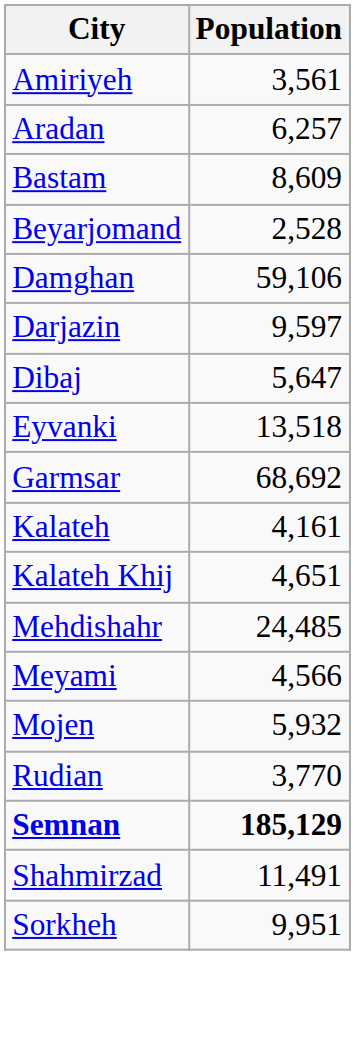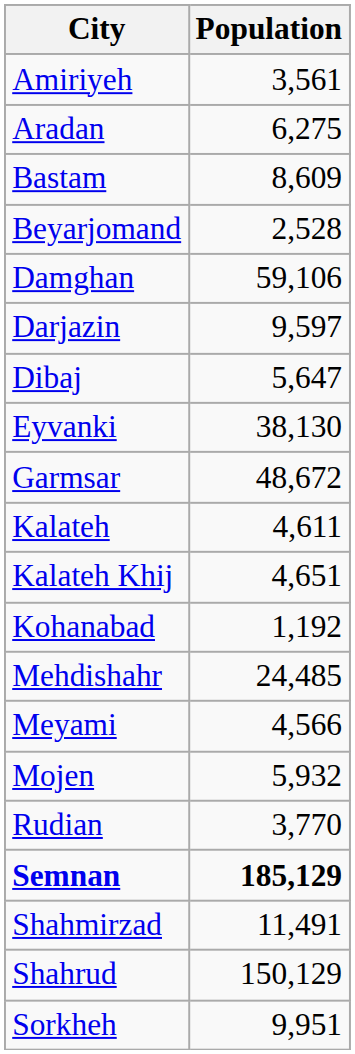(307, 128) 6,257 -> (307, 128) 6,275
(299, 427) 13,518 -> (299, 427) 38,130
(299, 476) 68,692 -> (299, 476) 48,672
(307, 526) 4,161 -> (307, 526) 4,611
+ row: (84, 626)
+ row: (64, 974)
